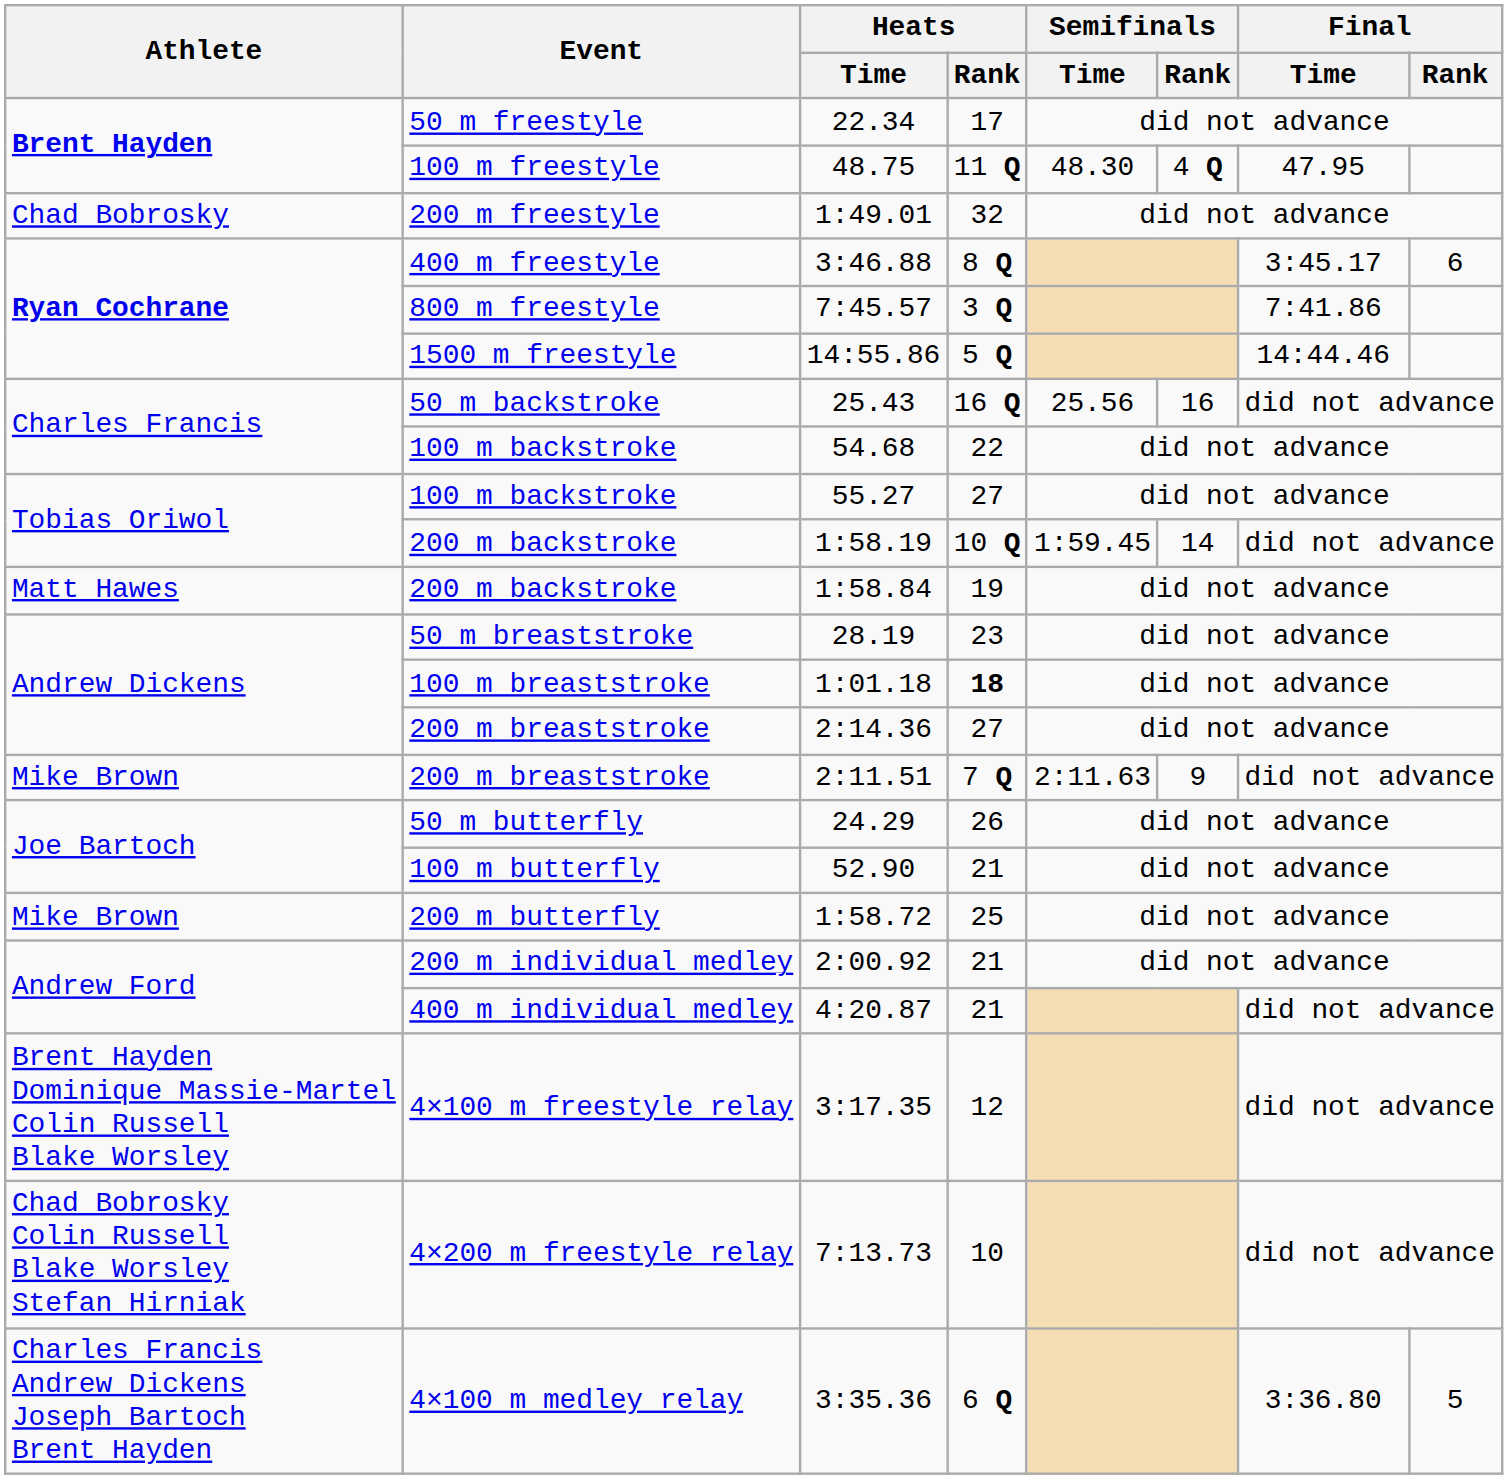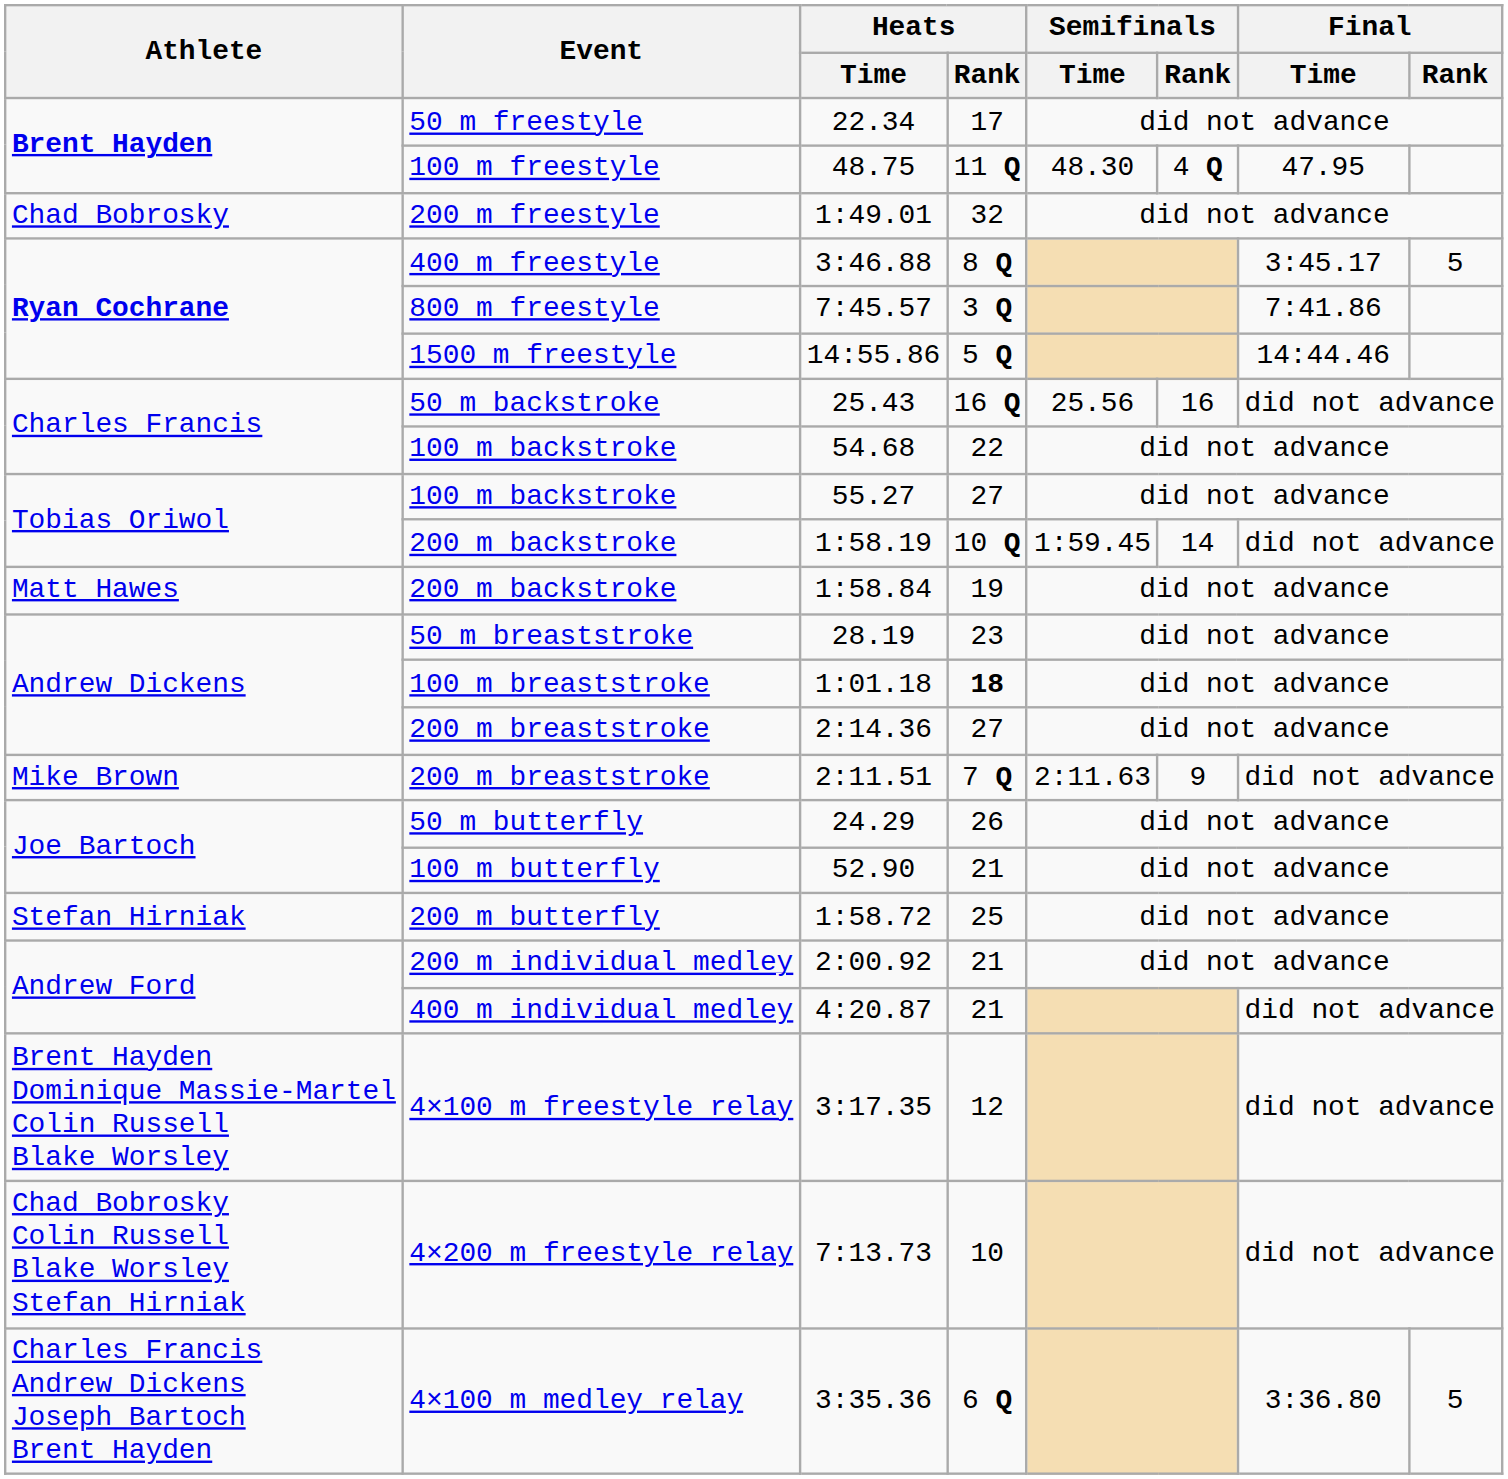(1455, 262) 6 -> (1455, 262) 5
(95, 917) Mike Brown -> (129, 917) Stefan Hirniak
